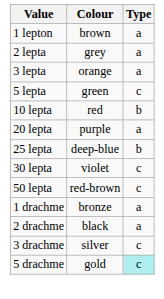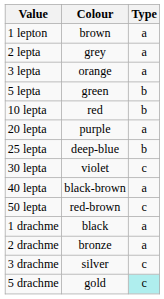(139, 91) c -> (144, 91) b
+ row: (27, 187)
(95, 206) bronze -> (95, 226) black
(95, 226) black -> (95, 245) bronze
